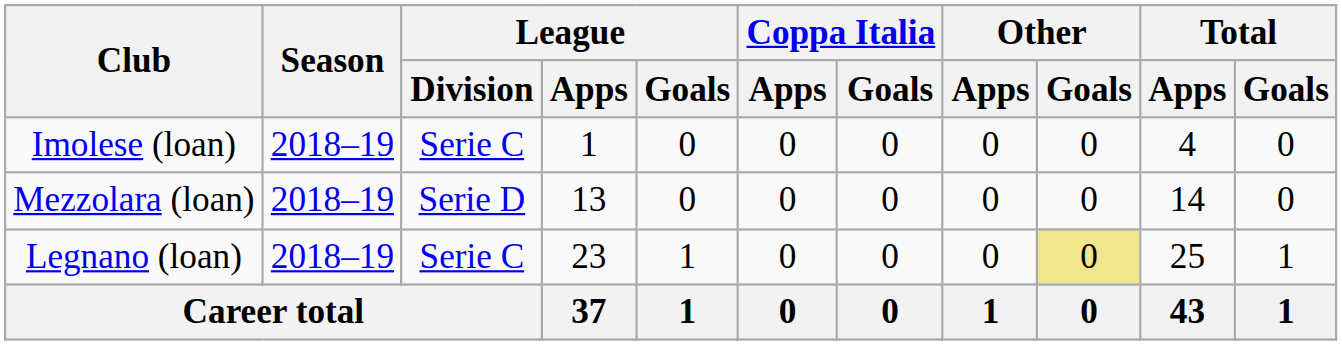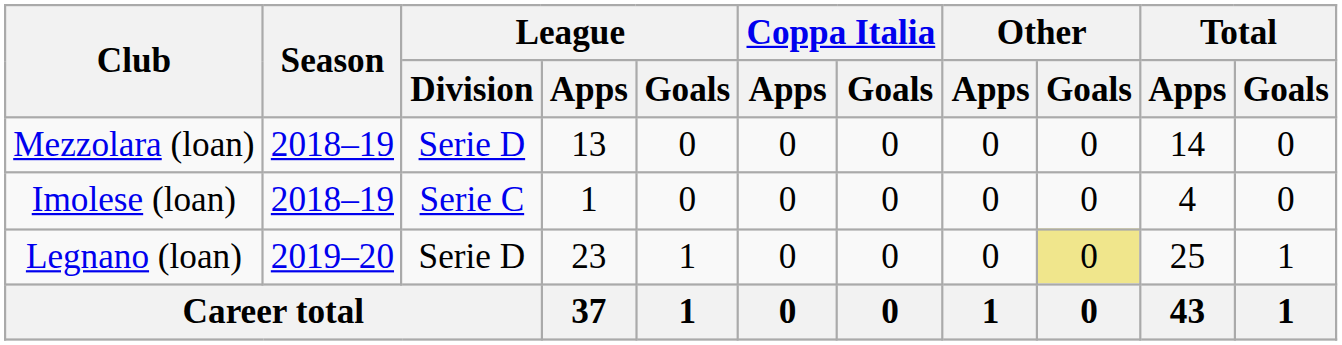rows swapped: (134, 144) <-> (134, 199)
(332, 255) 2018–19 -> (332, 255) 2019–20
(472, 255) Serie C -> (472, 255) Serie D
